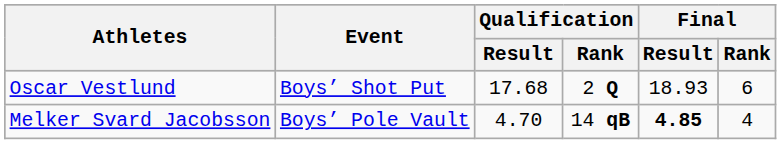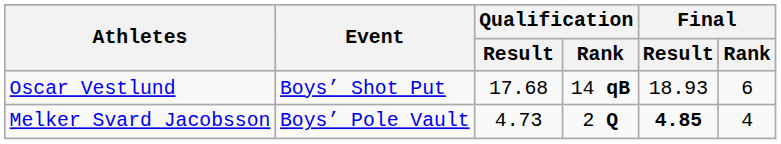(600, 88) 2 Q -> (600, 88) 14 qB
(519, 121) 4.70 -> (519, 121) 4.73
(600, 121) 14 qB -> (600, 121) 2 Q
